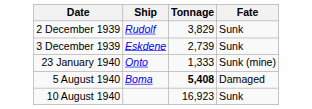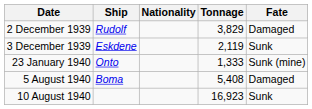+ column: (169, 12)
(231, 29) Sunk -> (271, 29) Damaged
(201, 46) 2,739 -> (231, 46) 2,119
(201, 79) bold -> (230, 79) normal
